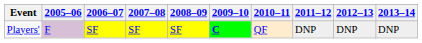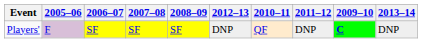columns swapped: (230, 12) <-> (355, 12)
